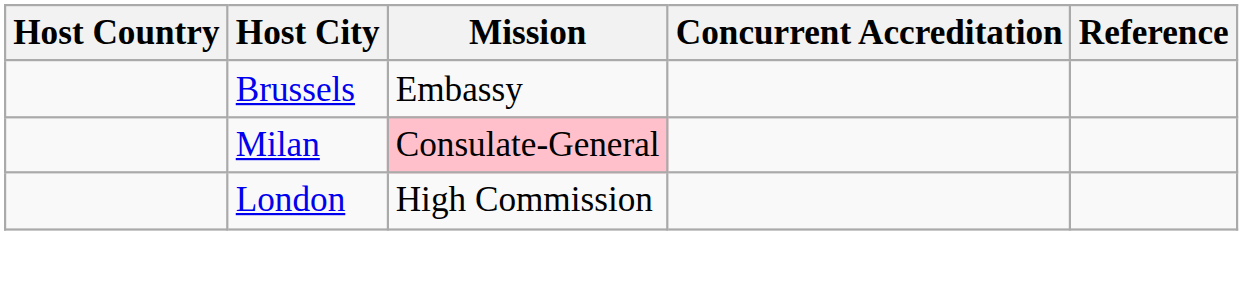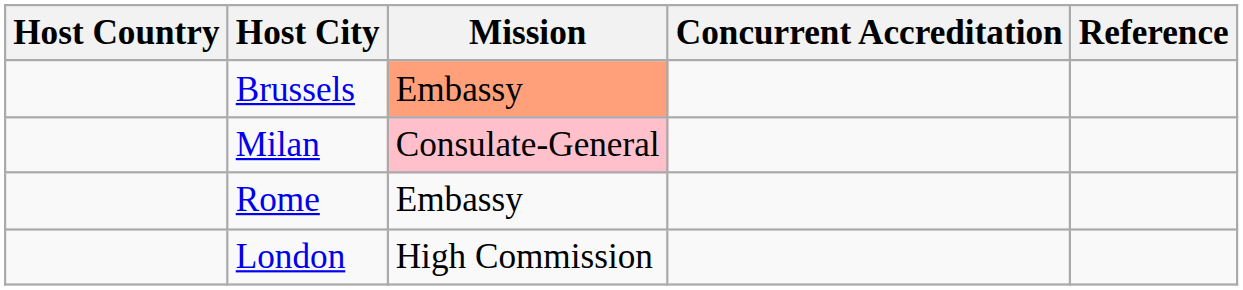(459, 88) no background -> (459, 88) lightsalmon background
+ row: (278, 199)
